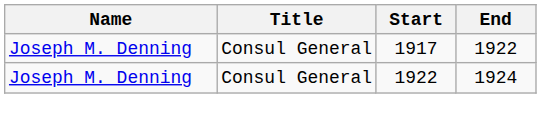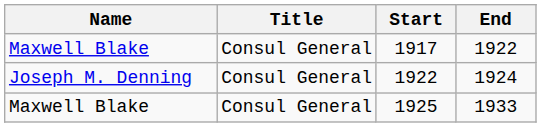(100, 49) Joseph M. Denning -> (79, 49) Maxwell Blake
+ row: (416, 107)
